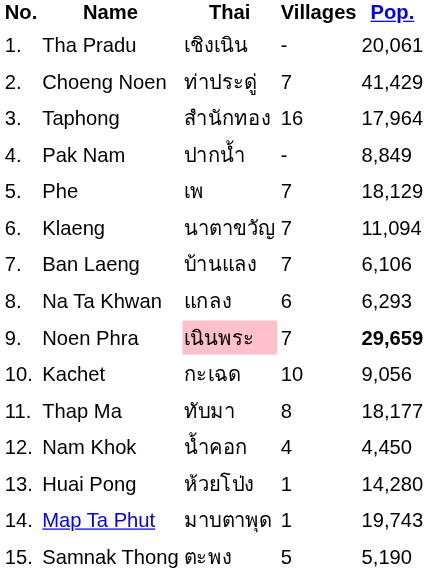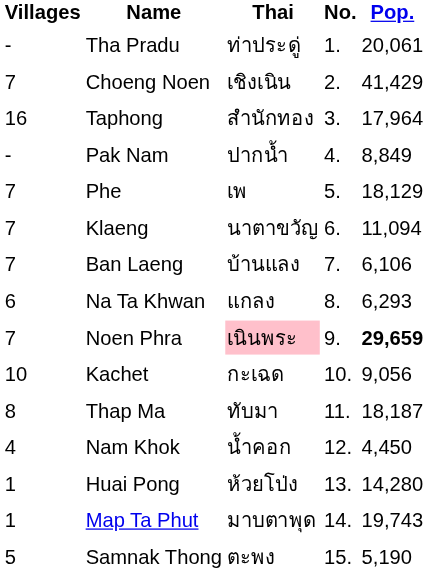columns swapped: (21, 12) <-> (319, 12)
(216, 45) เชิงเนิน -> (264, 45) ท่าประดู่
(220, 82) ท่าประดู่ -> (259, 82) เชิงเนิน
(392, 410) 18,177 -> (392, 410) 18,187
